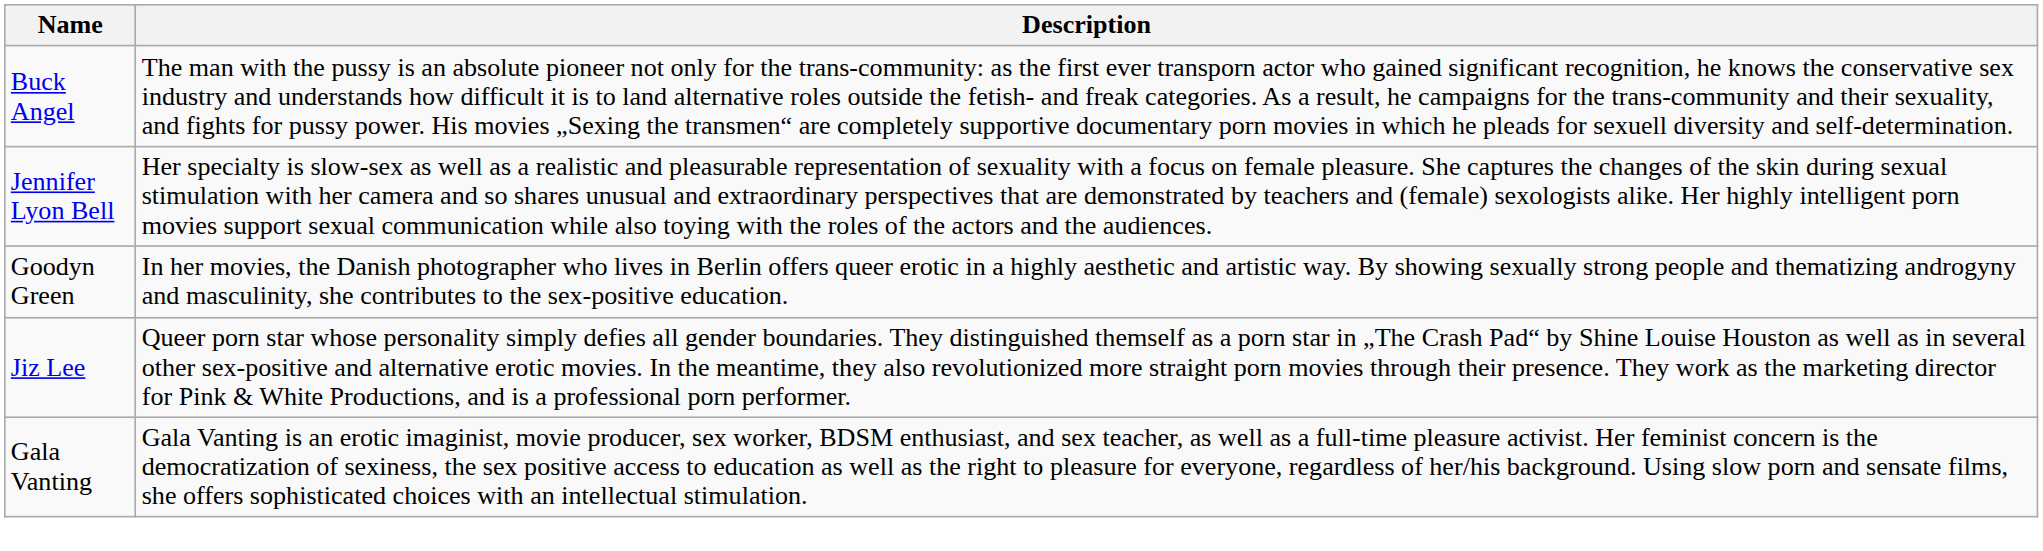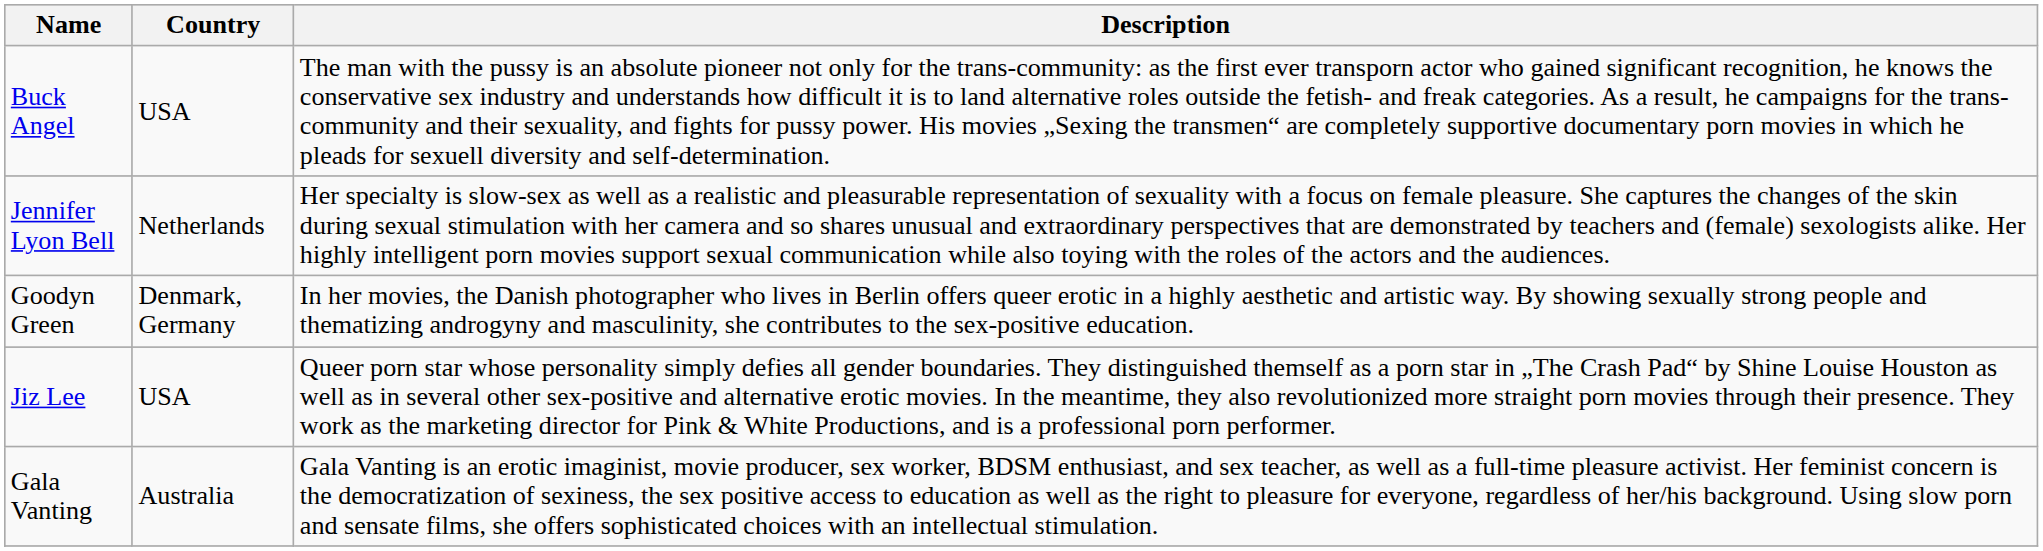+ column: (213, 25)
